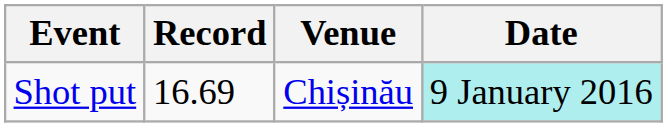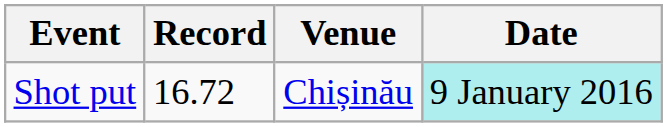(194, 91) 16.69 -> (194, 91) 16.72
